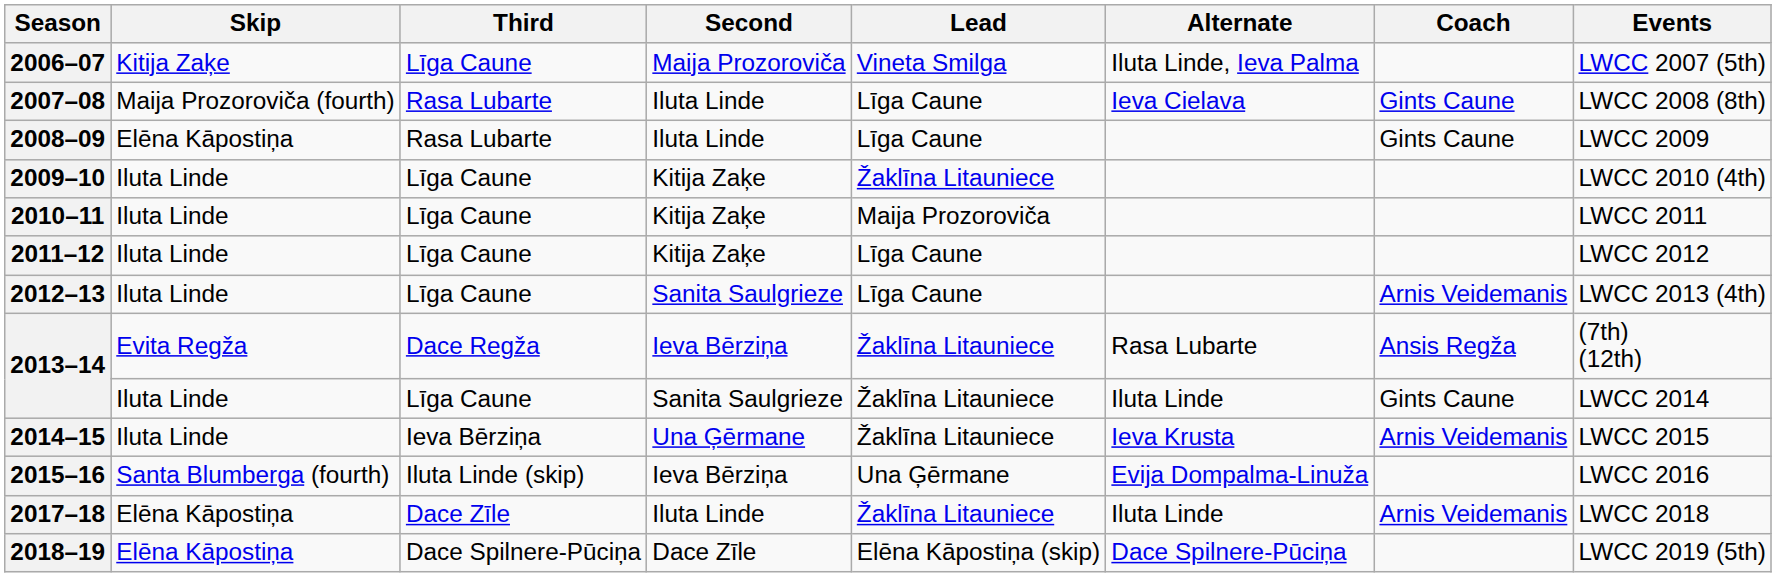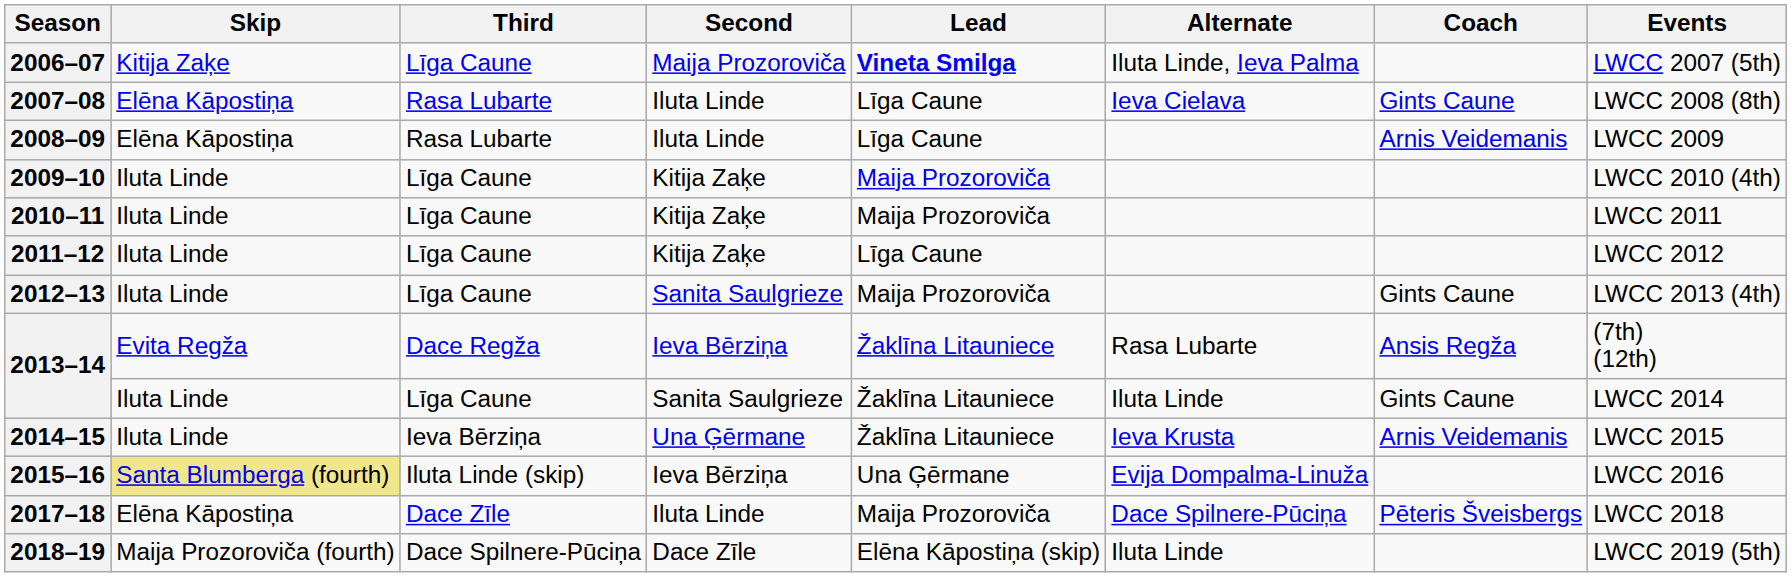(932, 62) normal -> (936, 62) bold
(255, 100) Maija Prozoroviča (fourth) -> (205, 100) Elēna Kāpostiņa
(1447, 139) Gints Caune -> (1473, 139) Arnis Veidemanis
(956, 178) Žaklīna Litauniece -> (953, 178) Maija Prozoroviča
(920, 293) Līga Caune -> (953, 293) Maija Prozoroviča
(1473, 293) Arnis Veidemanis -> (1447, 293) Gints Caune
(253, 475) no background -> (253, 475) khaki background
(956, 513) Žaklīna Litauniece -> (953, 513) Maija Prozoroviča
(1167, 513) Iluta Linde -> (1229, 513) Dace Spilnere-Pūciņa
(1473, 513) Arnis Veidemanis -> (1481, 513) Pēteris Šveisbergs
(205, 552) Elēna Kāpostiņa -> (255, 552) Maija Prozoroviča (fourth)
(1229, 552) Dace Spilnere-Pūciņa -> (1167, 552) Iluta Linde
